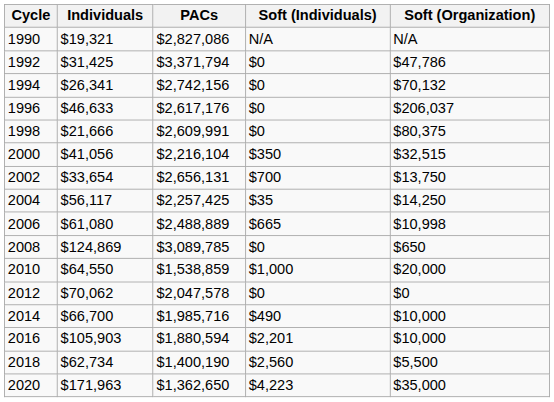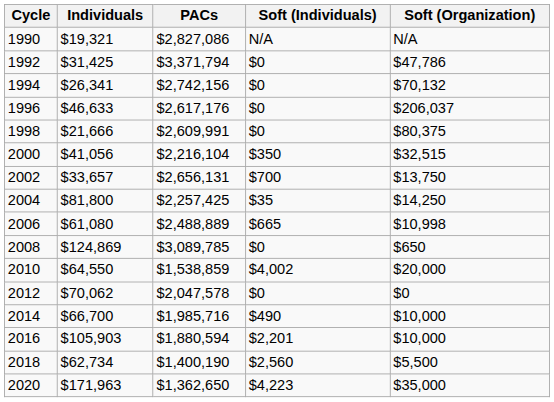(87, 177) $33,654 -> (87, 177) $33,657
(86, 200) $56,117 -> (87, 200) $81,800
(271, 270) $1,000 -> (271, 270) $4,002
